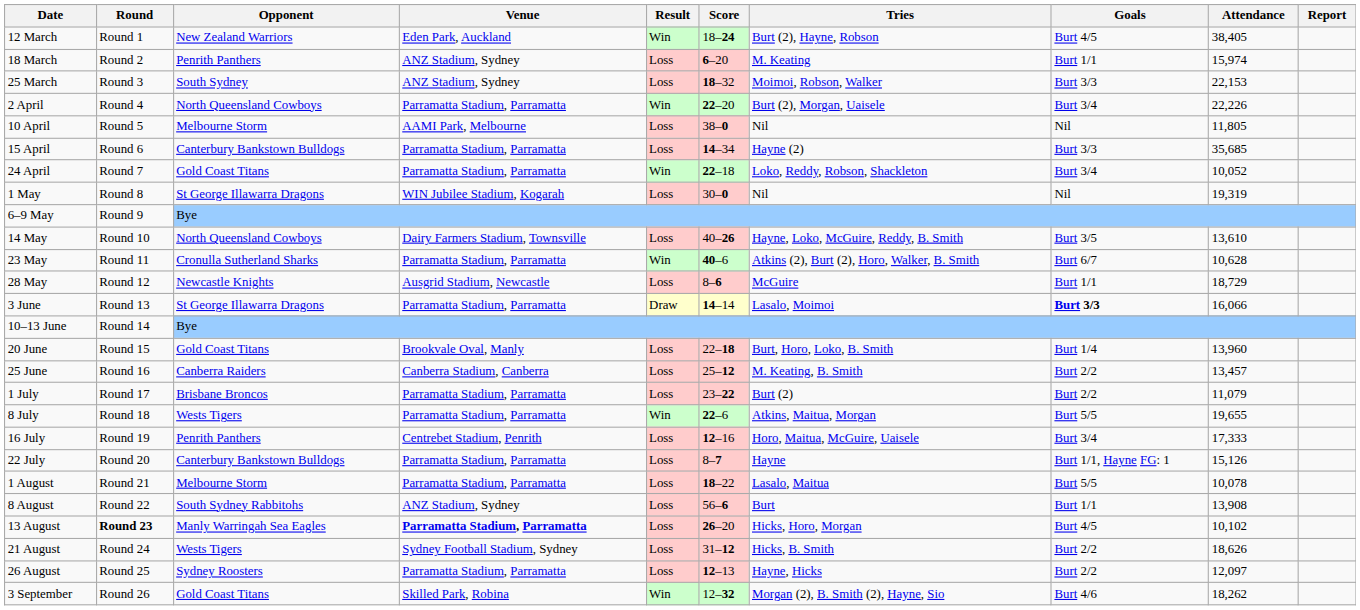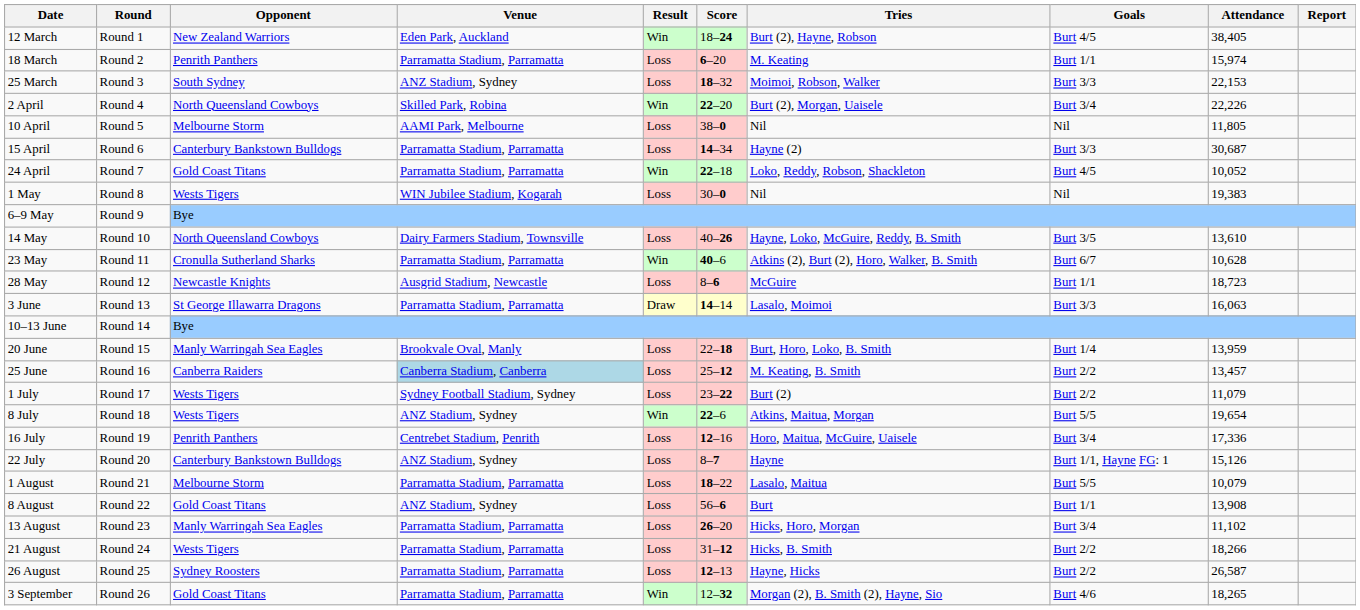(461, 60) ANZ Stadium, Sydney -> (482, 60) Parramatta Stadium, Parramatta
(484, 104) Parramatta Stadium, Parramatta -> (453, 104) Skilled Park, Robina
(1229, 149) 35,685 -> (1229, 149) 30,687
(1076, 171) Burt 3/4 -> (1075, 171) Burt 4/5
(250, 193) St George Illawarra Dragons -> (206, 193) Wests Tigers
(1229, 193) 19,319 -> (1229, 193) 19,383
(1229, 282) 18,729 -> (1229, 282) 18,723
(1077, 304) bold -> (1075, 304) normal
(1229, 304) 16,066 -> (1229, 304) 16,063
(223, 349) Gold Coast Titans -> (248, 349) Manly Warringah Sea Eagles
(1229, 349) 13,960 -> (1229, 349) 13,959
(476, 371) no background -> (473, 371) lightblue background
(222, 393) Brisbane Broncos -> (206, 393) Wests Tigers
(484, 393) Parramatta Stadium, Parramatta -> (488, 393) Sydney Football Stadium, Sydney
(484, 415) Parramatta Stadium, Parramatta -> (459, 415) ANZ Stadium, Sydney
(1229, 415) 19,655 -> (1229, 415) 19,654
(1229, 438) 17,333 -> (1229, 438) 17,336
(484, 460) Parramatta Stadium, Parramatta -> (459, 460) ANZ Stadium, Sydney
(1229, 482) 10,078 -> (1229, 482) 10,079
(240, 504) South Sydney Rabbitohs -> (219, 504) Gold Coast Titans
(126, 527) bold -> (125, 527) normal
(494, 527) bold -> (482, 527) normal
(1076, 527) Burt 4/5 -> (1075, 527) Burt 3/4
(1229, 527) 10,102 -> (1229, 527) 11,102
(490, 549) Sydney Football Stadium, Sydney -> (482, 549) Parramatta Stadium, Parramatta
(1229, 549) 18,626 -> (1229, 549) 18,266
(1229, 571) 12,097 -> (1229, 571) 26,587
(456, 593) Skilled Park, Robina -> (482, 593) Parramatta Stadium, Parramatta
(1229, 593) 18,262 -> (1229, 593) 18,265
